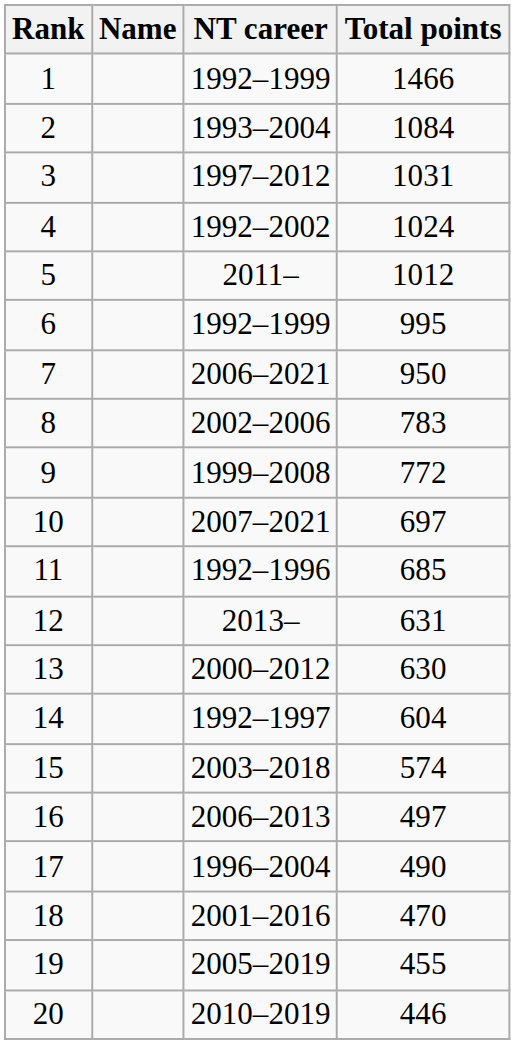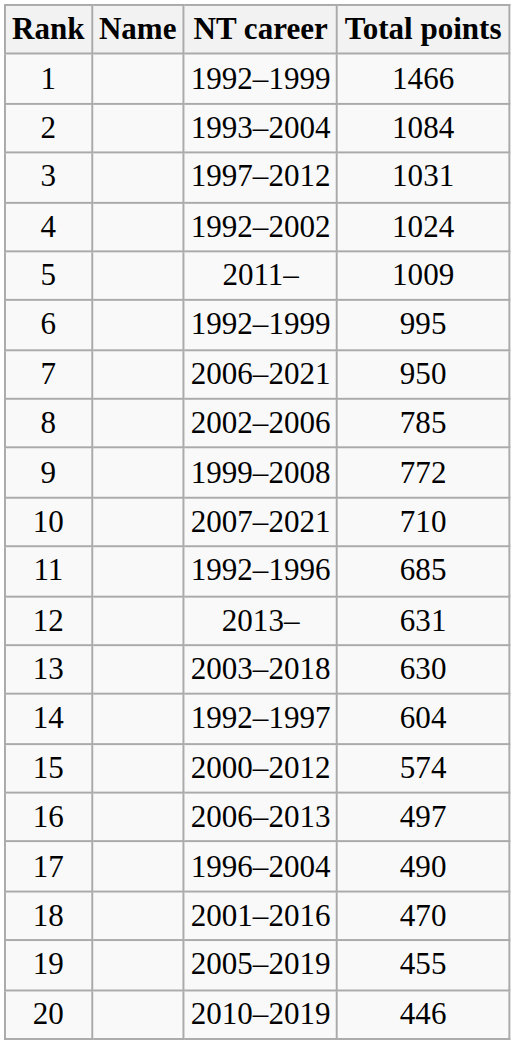(423, 275) 1012 -> (423, 275) 1009
(423, 422) 783 -> (423, 422) 785
(423, 521) 697 -> (423, 521) 710
(261, 669) 2000–2012 -> (261, 669) 2003–2018
(261, 767) 2003–2018 -> (261, 767) 2000–2012
